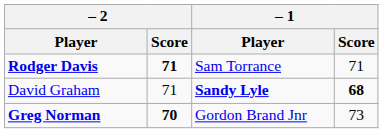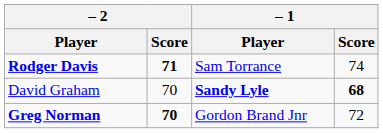(356, 66) 71 -> (356, 66) 74
(169, 90) 71 -> (169, 90) 70
(356, 115) 73 -> (356, 115) 72
